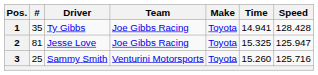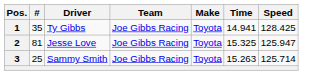(293, 28) 128.428 -> (278, 28) 128.425
(158, 58) Venturini Motorsports -> (150, 58) Joe Gibbs Racing
(256, 58) 15.260 -> (241, 58) 15.263
(293, 58) 125.716 -> (278, 58) 125.714
